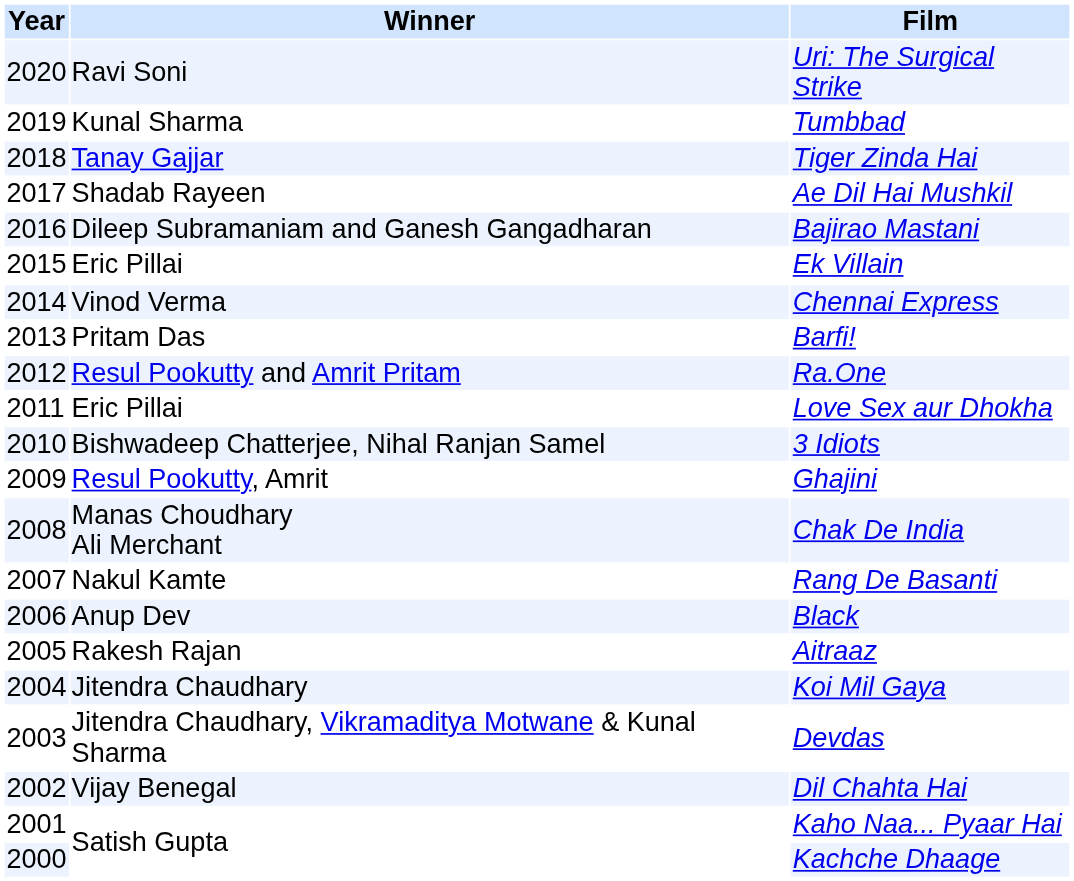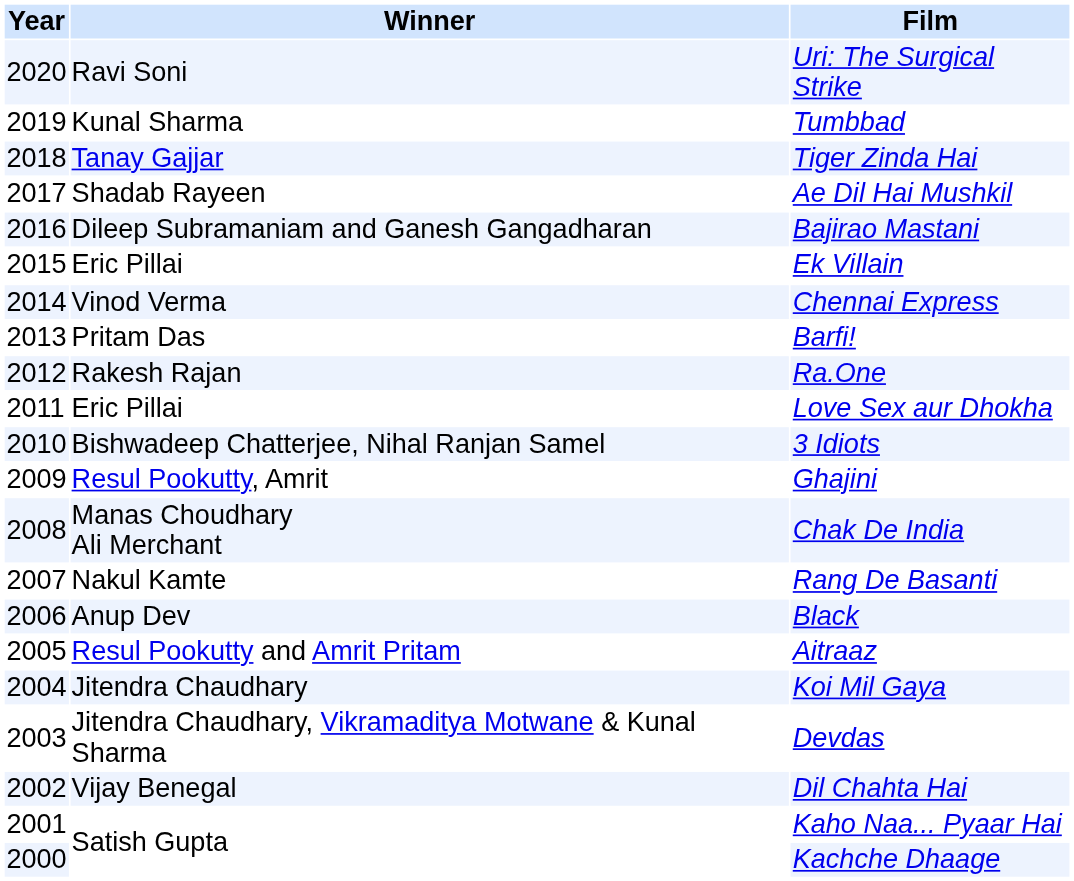(266, 372) Resul Pookutty and Amrit Pritam -> (157, 372) Rakesh Rajan
(157, 651) Rakesh Rajan -> (266, 651) Resul Pookutty and Amrit Pritam
